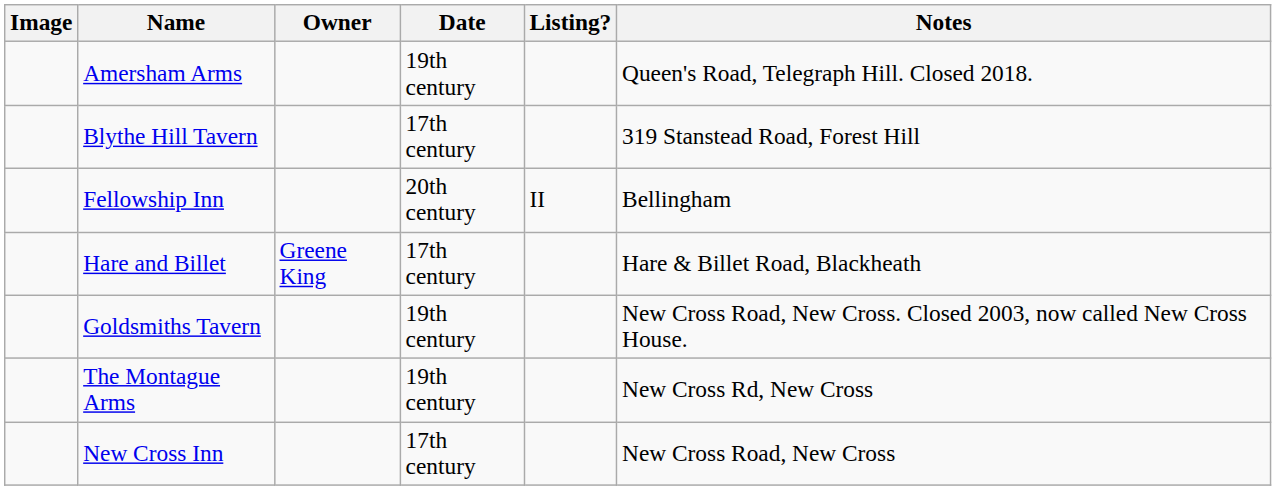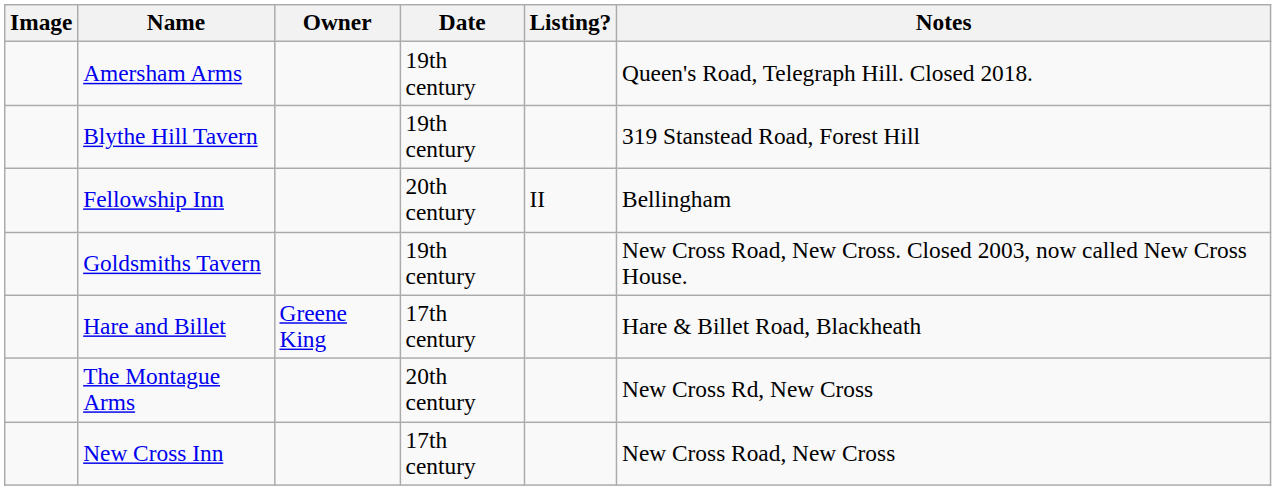(441, 136) 17th century -> (441, 136) 19th century
rows swapped: (172, 326) <-> (155, 263)
(441, 389) 19th century -> (441, 389) 20th century
